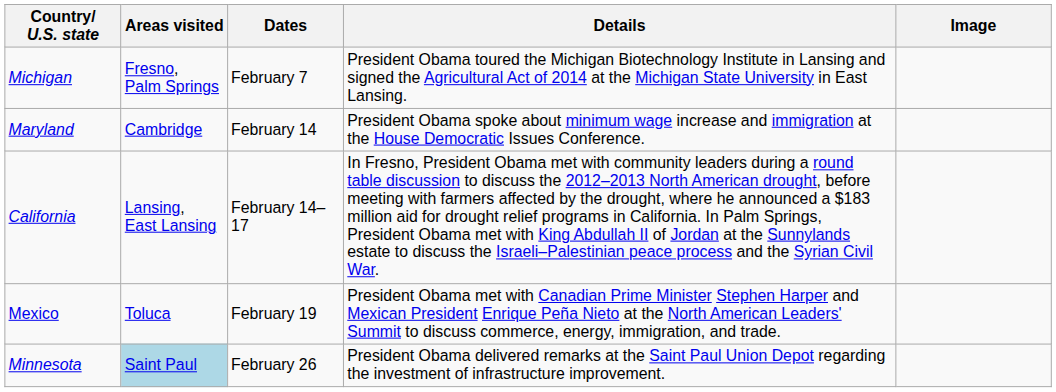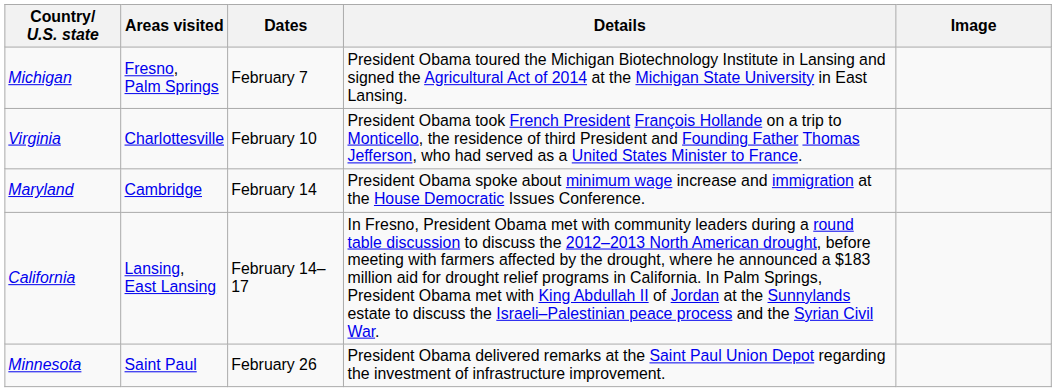+ row: (35, 138)
- row: (34, 313)
(161, 365) lightblue background -> (161, 365) no background
